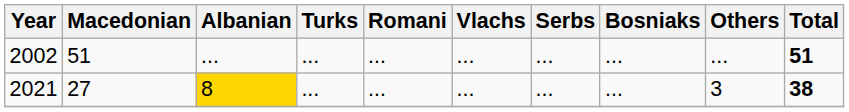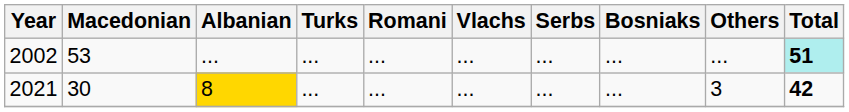(79, 55) 51 -> (79, 55) 53
(801, 55) no background -> (801, 55) paleturquoise background
(79, 89) 27 -> (79, 89) 30
(801, 89) 38 -> (801, 89) 42
